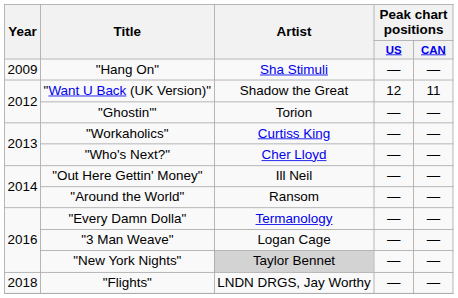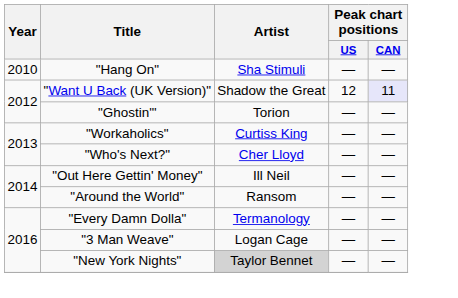(22, 69) 2009 -> (22, 69) 2010
(433, 90) no background -> (388, 90) lavender background
- row: (127, 282)
